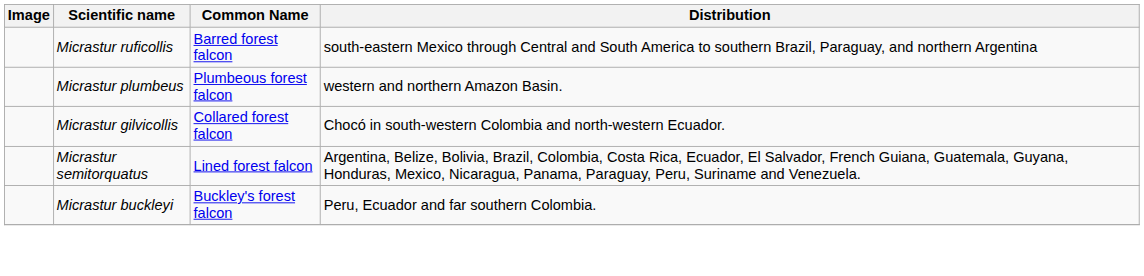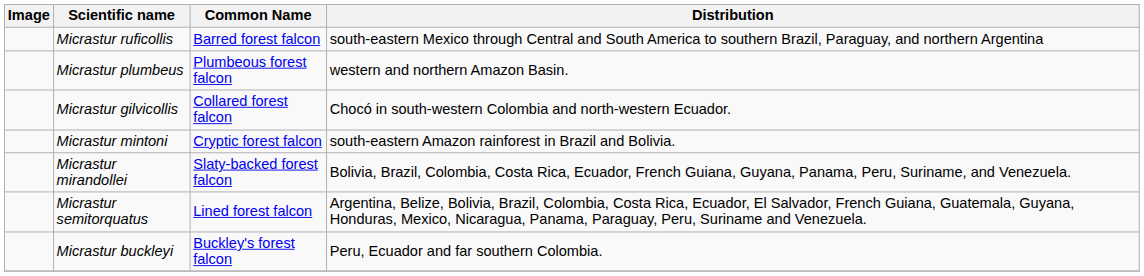+ row: (112, 141)
+ row: (92, 172)
